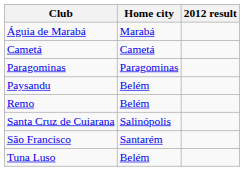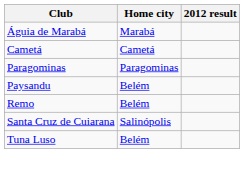- row: (39, 139)
